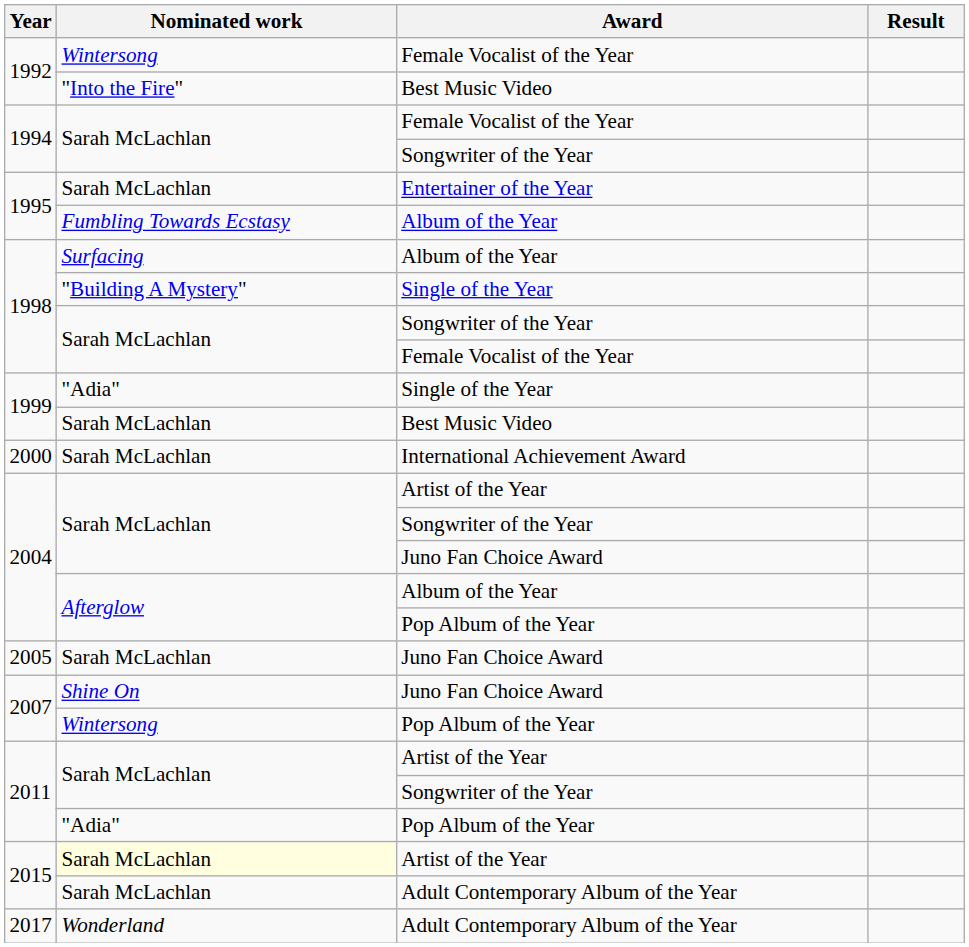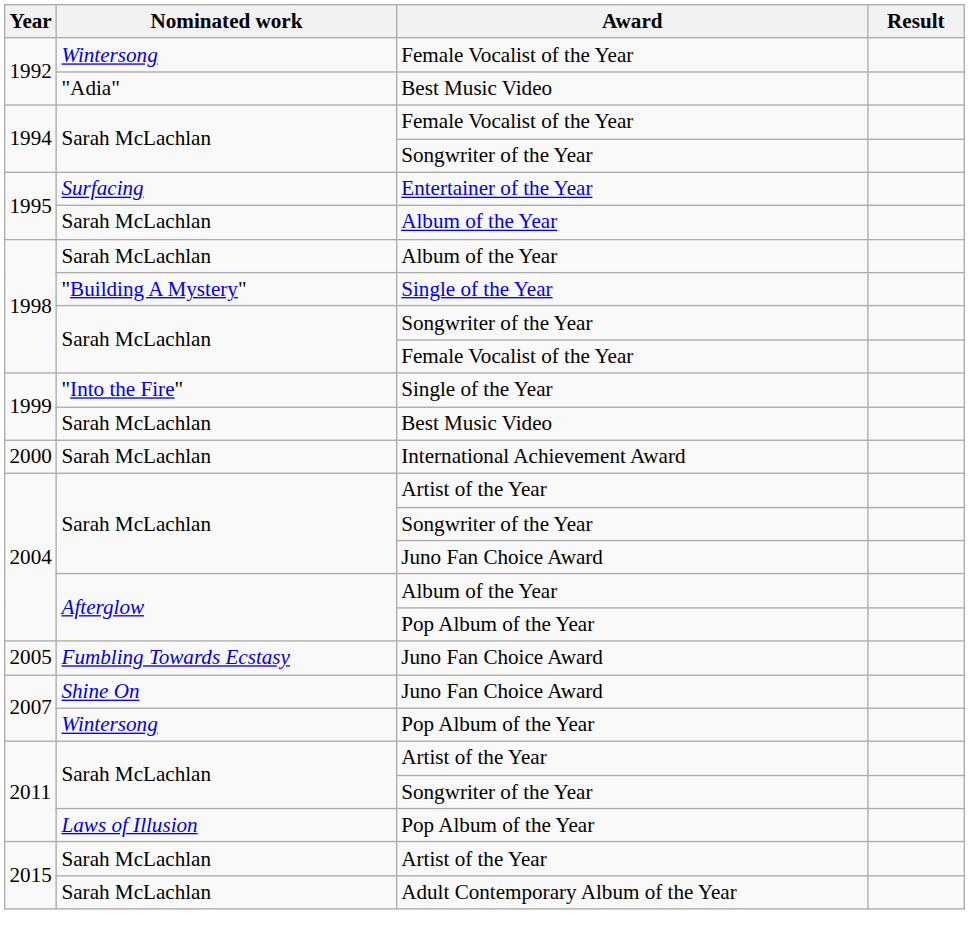(122, 88) "Into the Fire" -> (91, 88) "Adia"
(136, 188) Sarah McLachlan -> (103, 188) Surfacing
(176, 222) Fumbling Towards Ecstasy -> (136, 222) Sarah McLachlan
(103, 255) Surfacing -> (136, 255) Sarah McLachlan
(91, 389) "Adia" -> (122, 389) "Into the Fire"
(136, 657) Sarah McLachlan -> (176, 657) Fumbling Towards Ecstasy
(91, 825) "Adia" -> (130, 825) Laws of Illusion
(136, 858) lightyellow background -> (136, 858) no background
- row: (31, 925)
